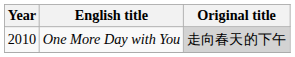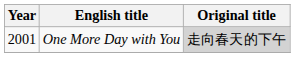(22, 39) 2010 -> (22, 39) 2001
